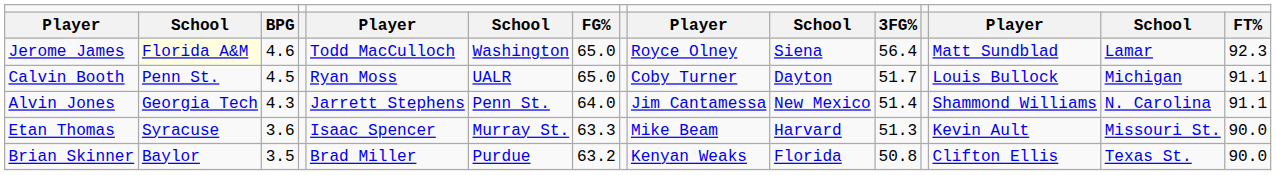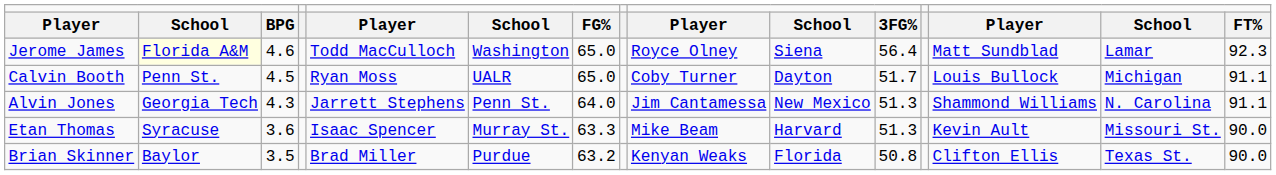(898, 104) 51.4 -> (898, 104) 51.3
